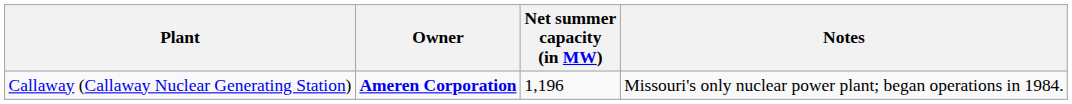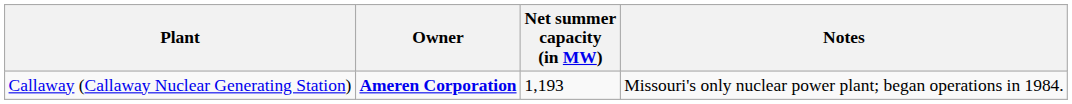(544, 85) 1,196 -> (544, 85) 1,193
